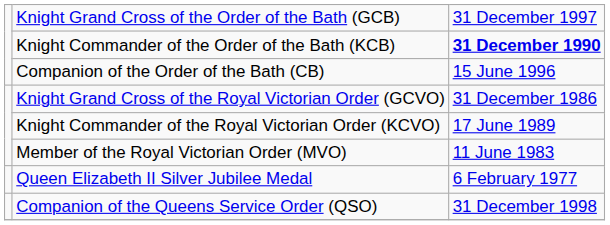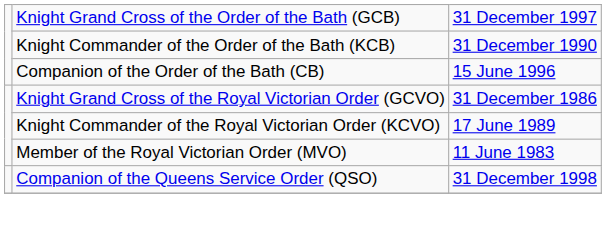(527, 44) bold -> (525, 44) normal
- row: (164, 179)
